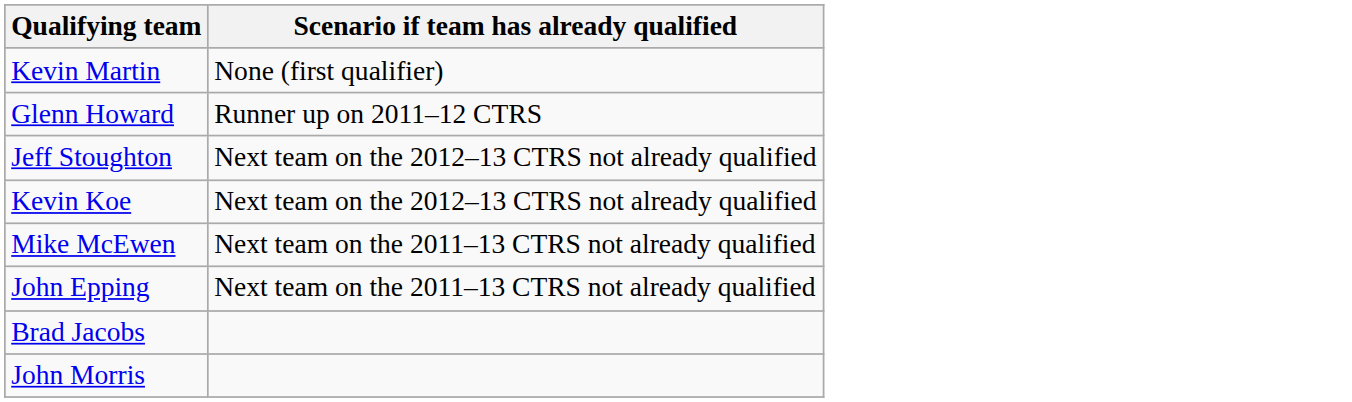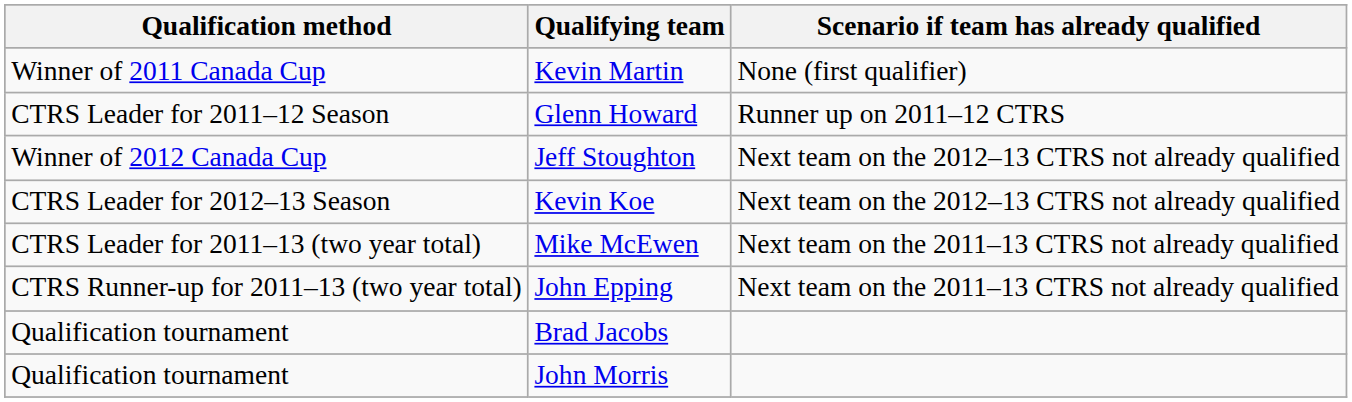+ column: (266, 26)
